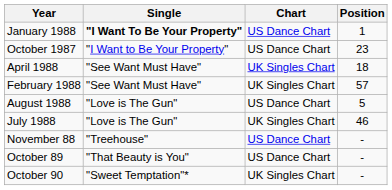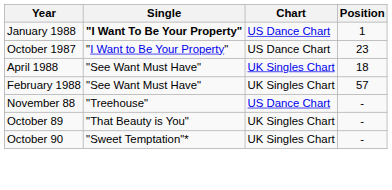- row: (39, 103)
- row: (31, 121)
(289, 157) US Dance Chart -> (291, 121) UK Singles Chart
